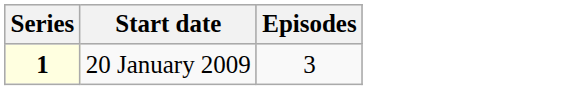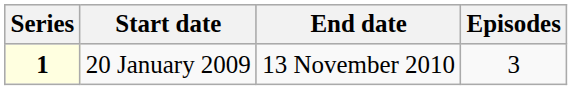+ column: (359, 24)
